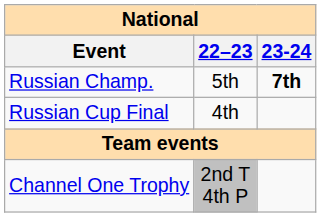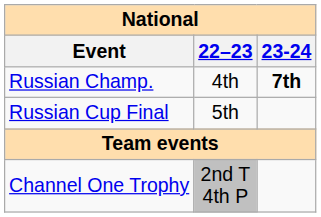(225, 81) 5th -> (225, 81) 4th
(225, 112) 4th -> (225, 112) 5th
